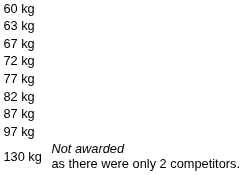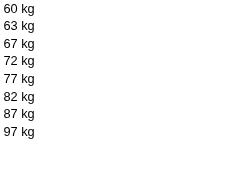- row: (23, 156)
